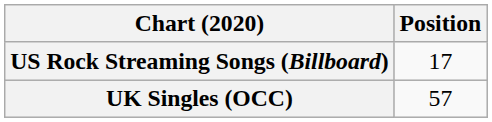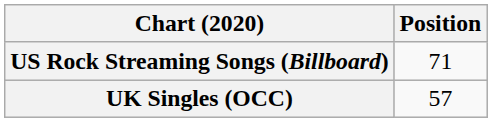(440, 60) 17 -> (440, 60) 71
